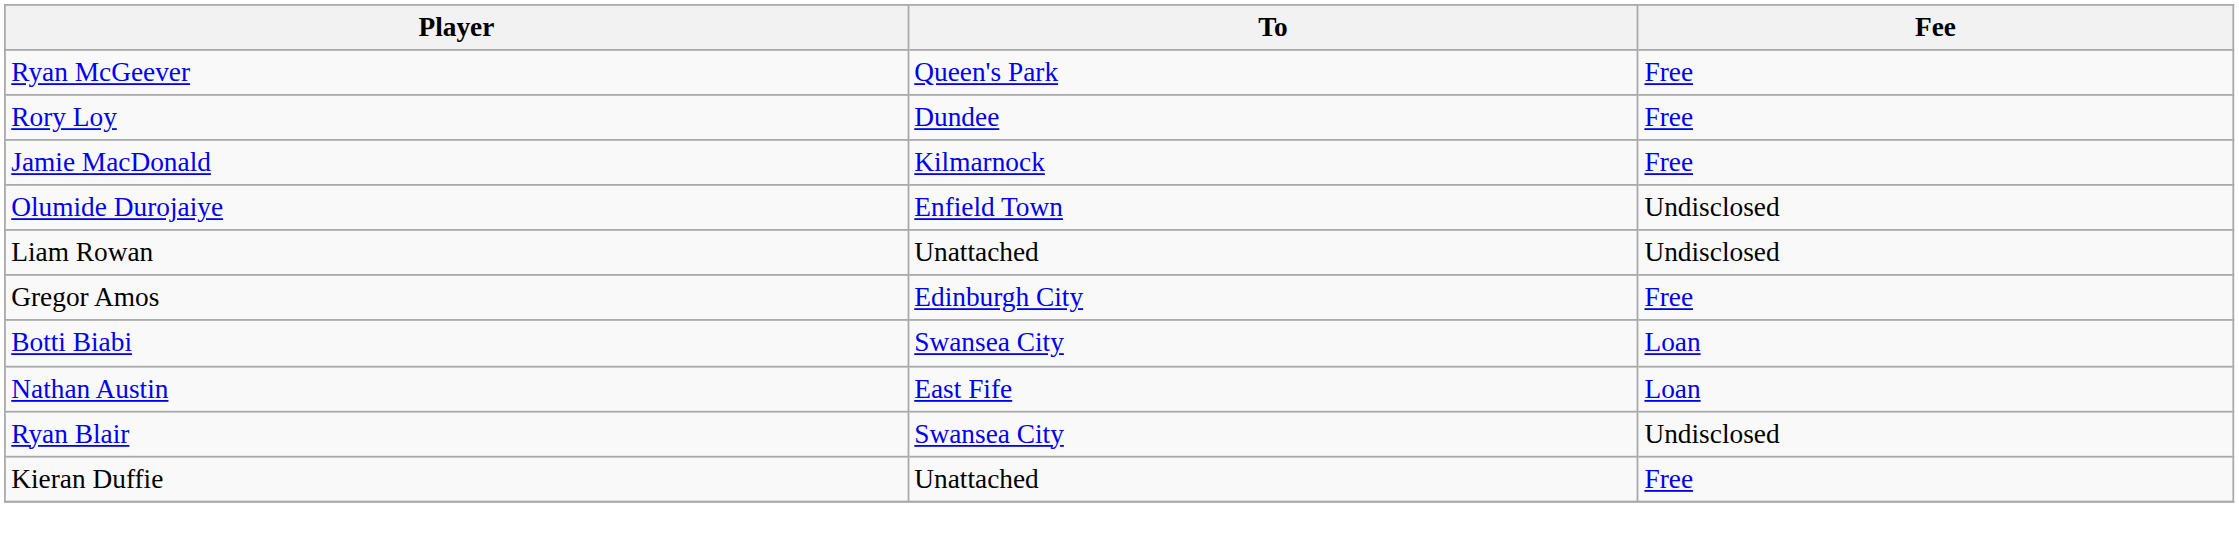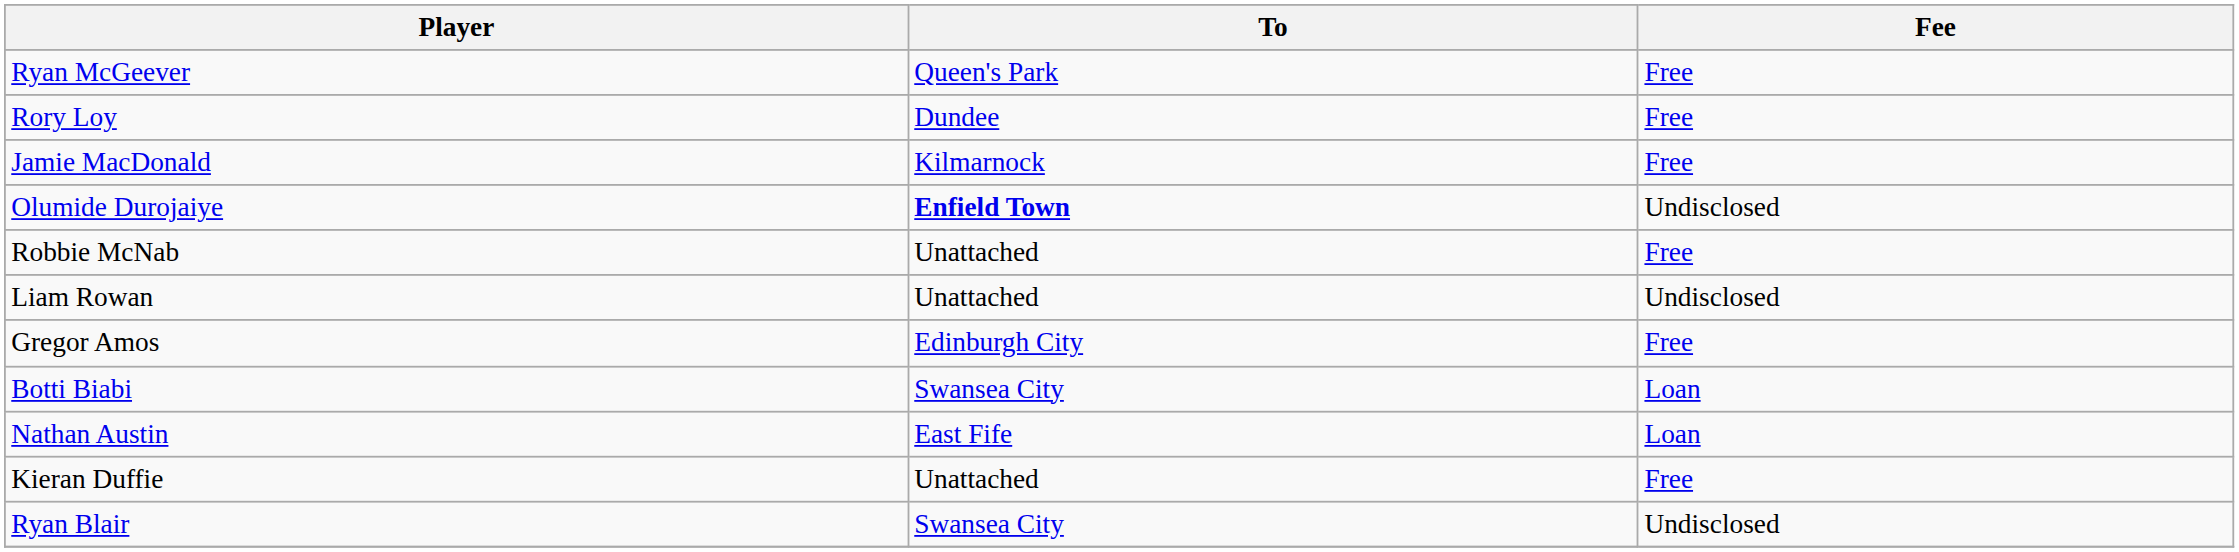(989, 207) normal -> (992, 207) bold
+ row: (95, 252)
rows swapped: (70, 433) <-> (87, 478)
